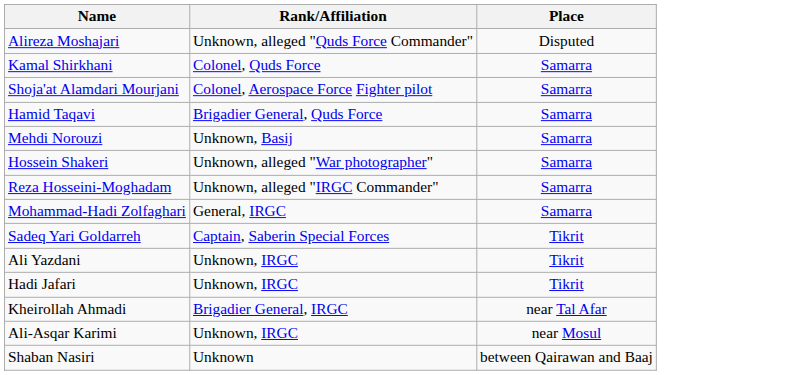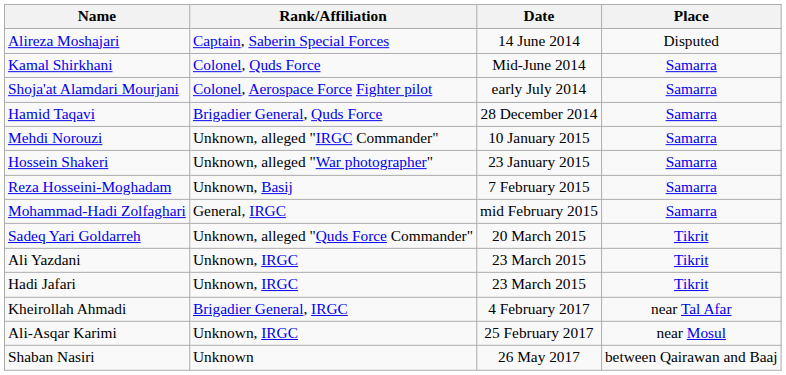+ column: (539, 16)
(333, 41) Unknown, alleged "Quds Force Commander" -> (291, 41) Captain, Saberin Special Forces
(243, 138) Unknown, Basij -> (316, 138) Unknown, alleged "IRGC Commander"
(316, 187) Unknown, alleged "IRGC Commander" -> (243, 187) Unknown, Basij
(291, 235) Captain, Saberin Special Forces -> (333, 235) Unknown, alleged "Quds Force Commander"
